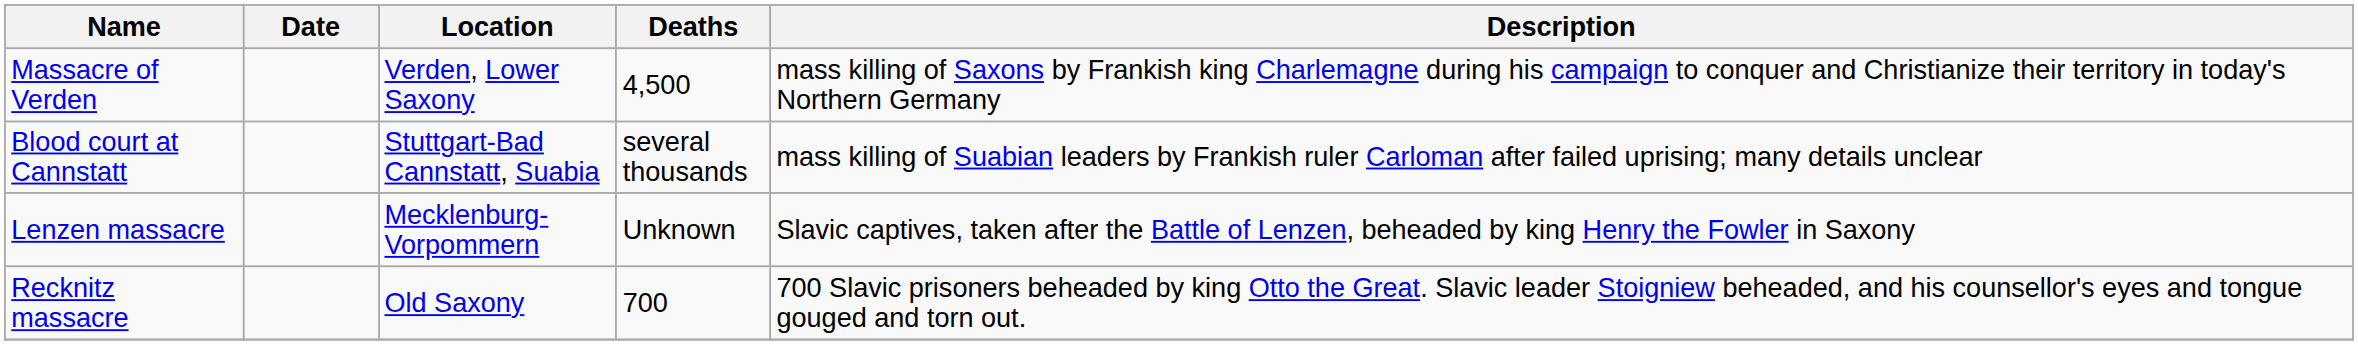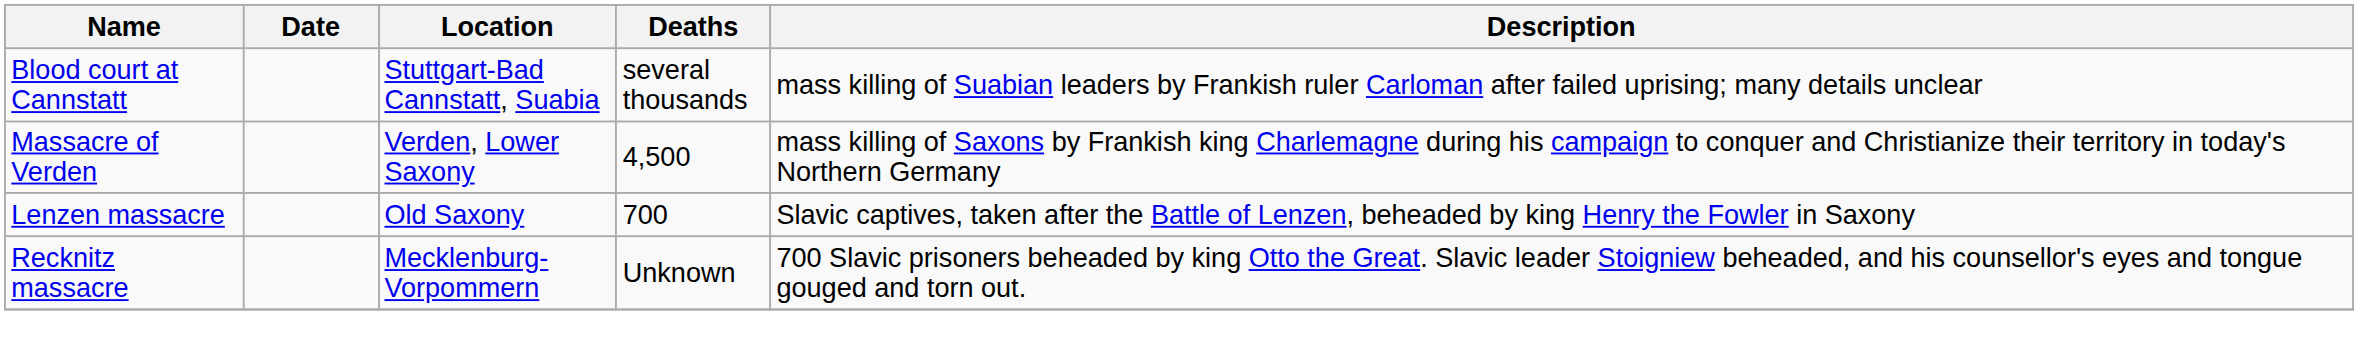rows swapped: (95, 157) <-> (85, 85)
(466, 230) Mecklenburg-Vorpommern -> (454, 215) Old Saxony
(679, 230) Unknown -> (645, 215) 700
(454, 303) Old Saxony -> (466, 273) Mecklenburg-Vorpommern
(645, 303) 700 -> (679, 273) Unknown
